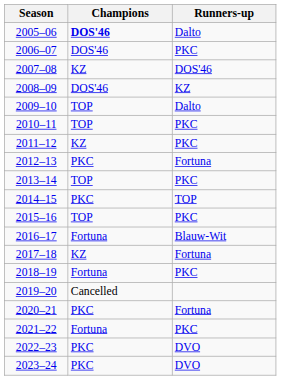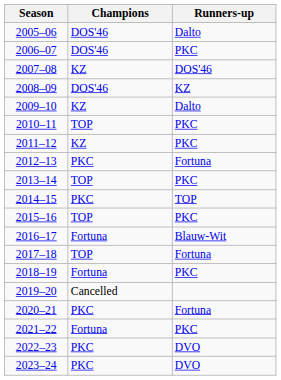(90, 32) bold -> (89, 32) normal
(82, 106) TOP -> (79, 106) KZ
(79, 254) KZ -> (82, 254) TOP
